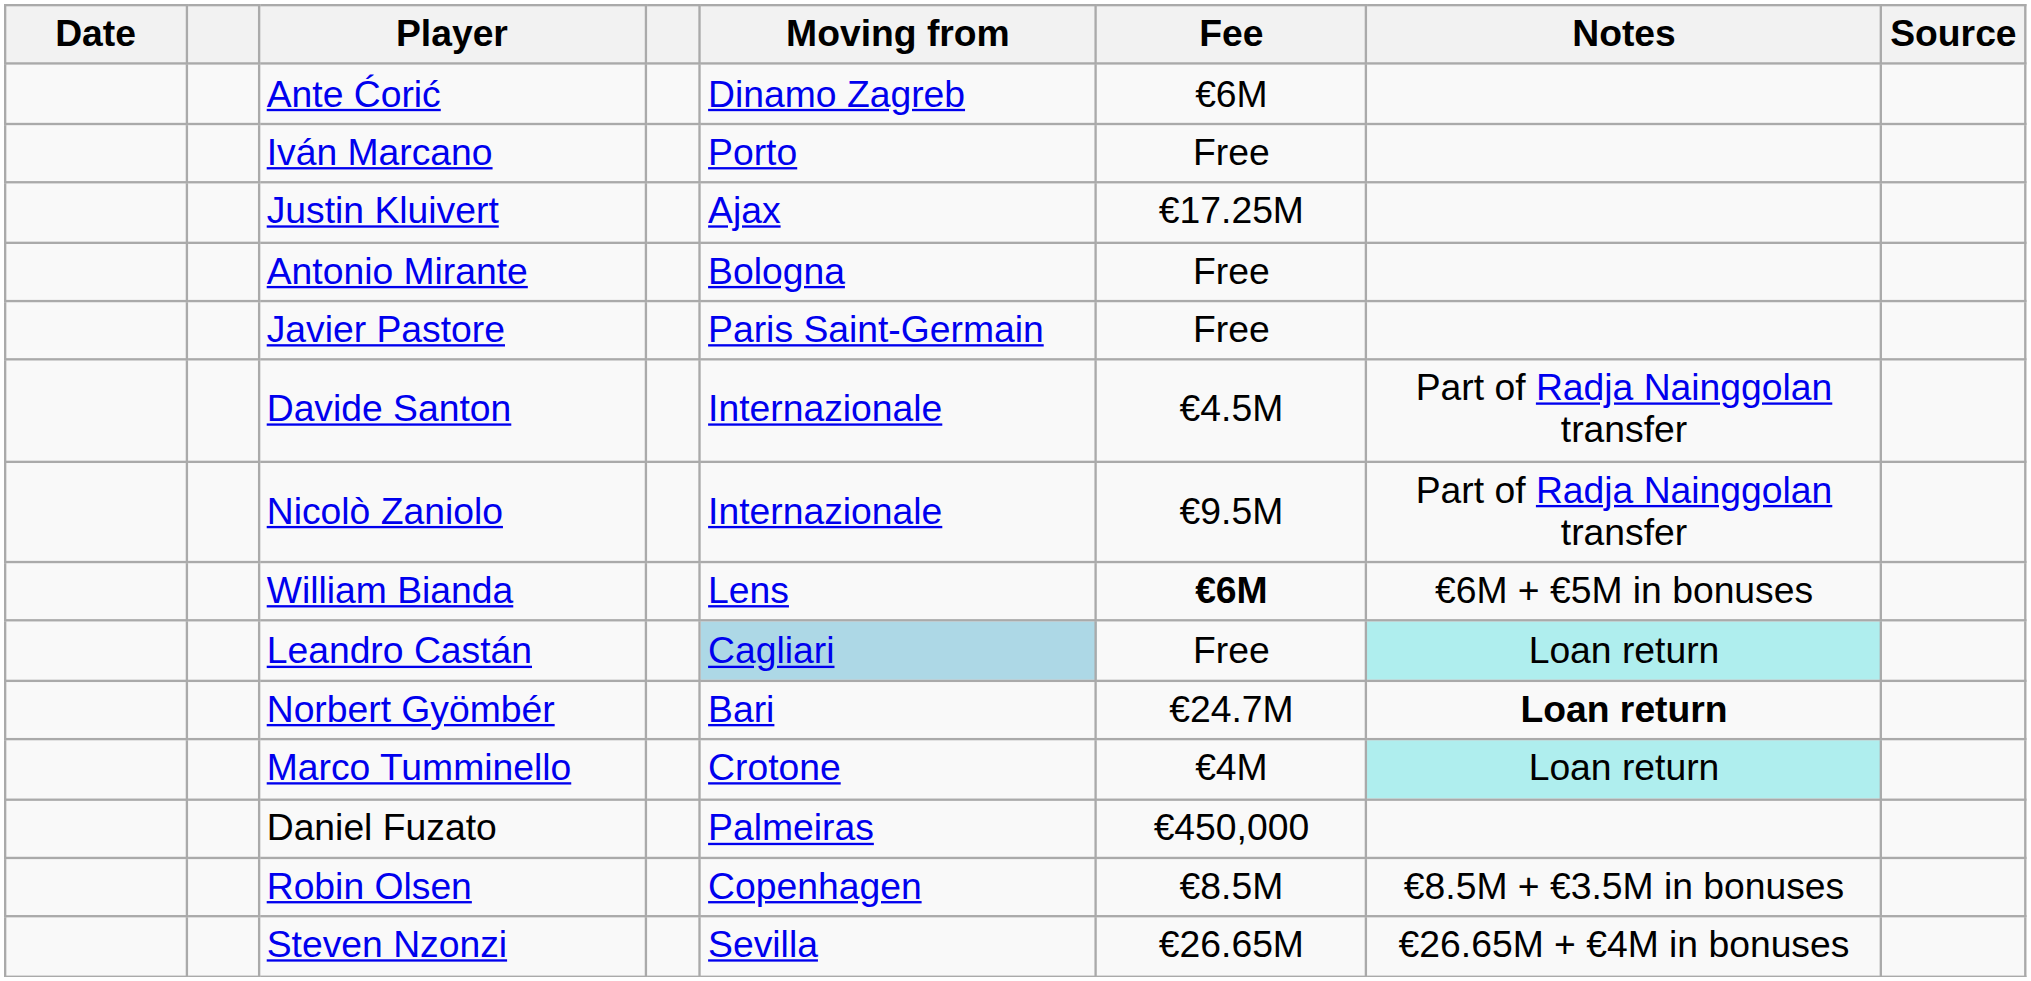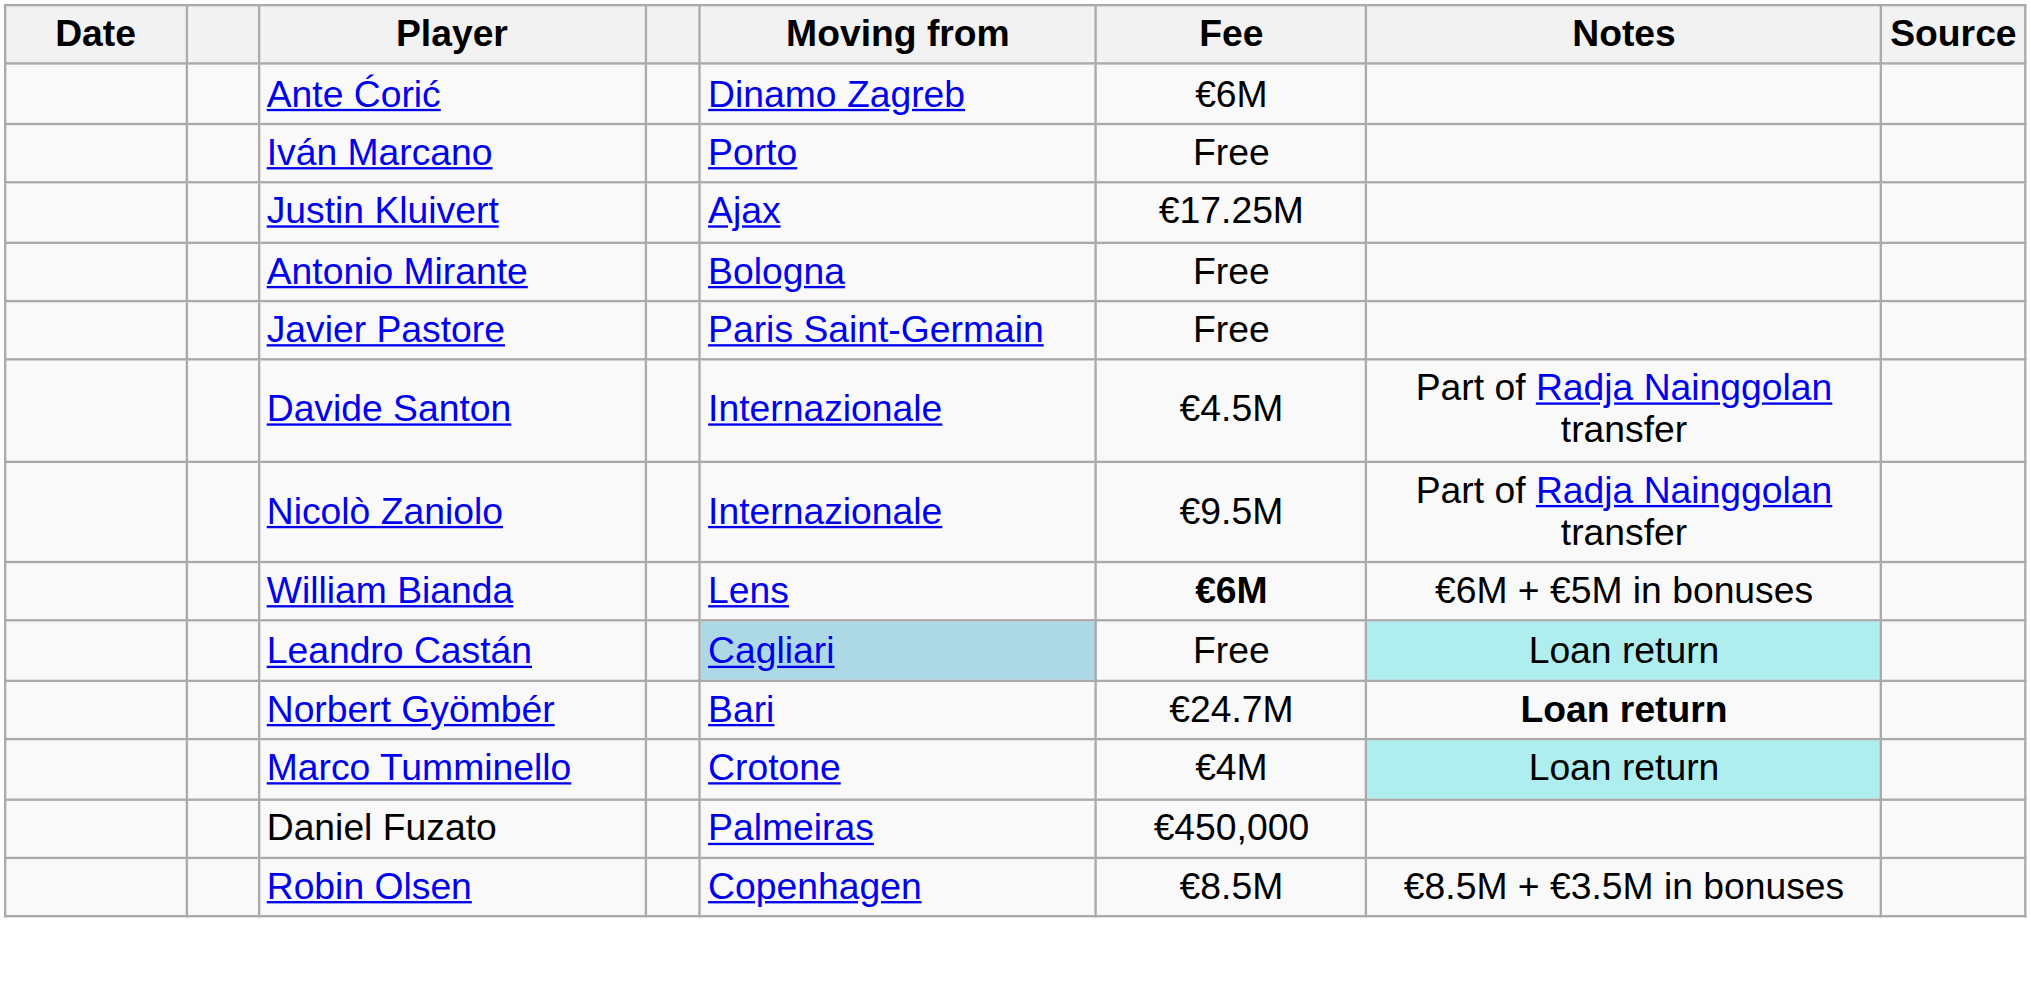- row: (387, 945)
